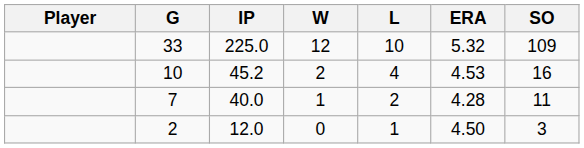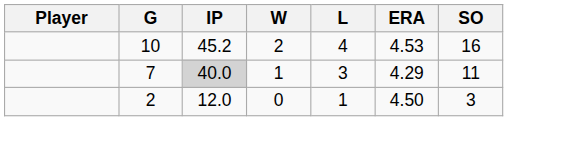- row: (173, 45)
(247, 101) no background -> (215, 73) lightgrey background
(394, 101) 2 -> (343, 73) 3
(468, 101) 4.28 -> (407, 73) 4.29
